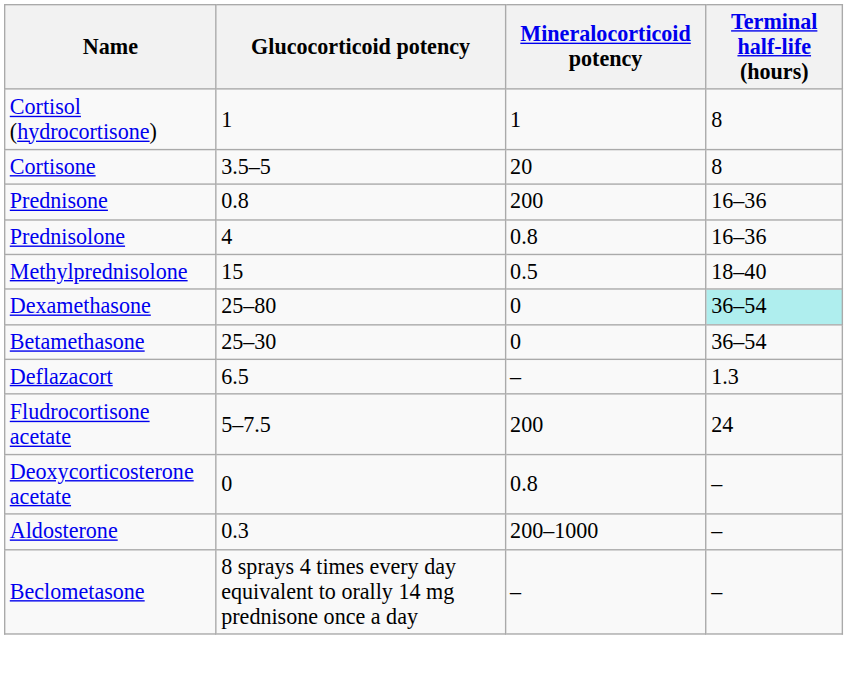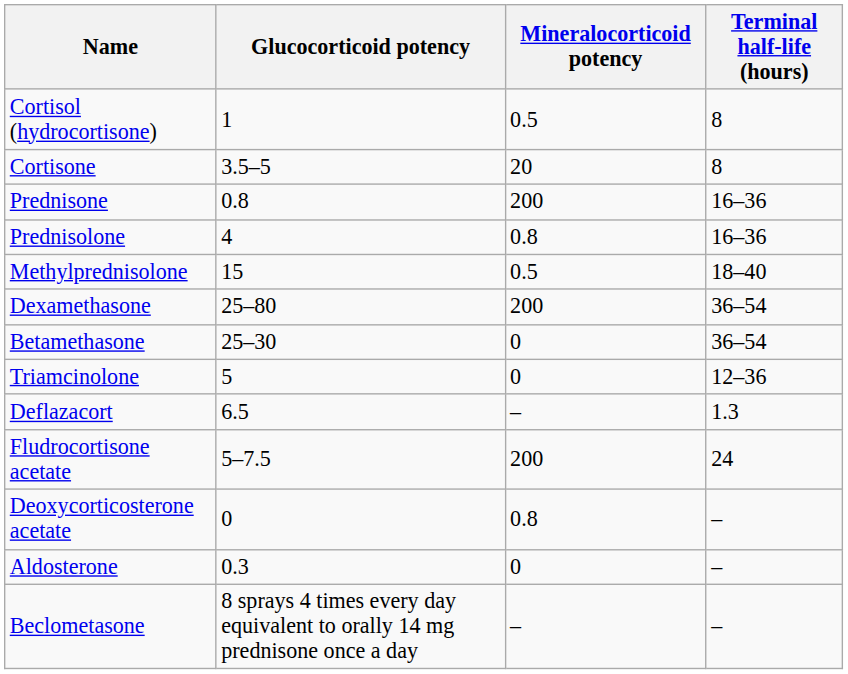(516, 119) 1 -> (524, 119) 0.5
(516, 306) 0 -> (527, 306) 200
(739, 306) paleturquoise background -> (739, 306) no background
+ row: (74, 376)
(554, 531) 200–1000 -> (516, 566) 0
